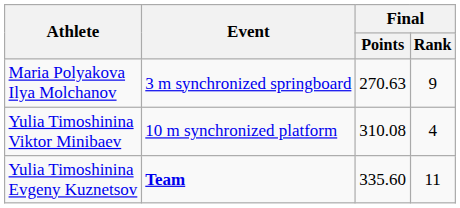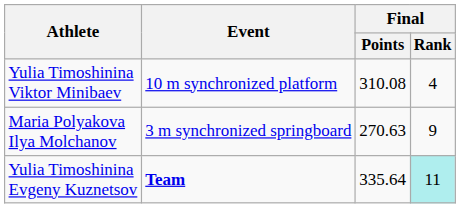rows swapped: (67, 83) <-> (71, 131)
(383, 179) 335.60 -> (383, 179) 335.64
(433, 179) no background -> (433, 179) paleturquoise background
